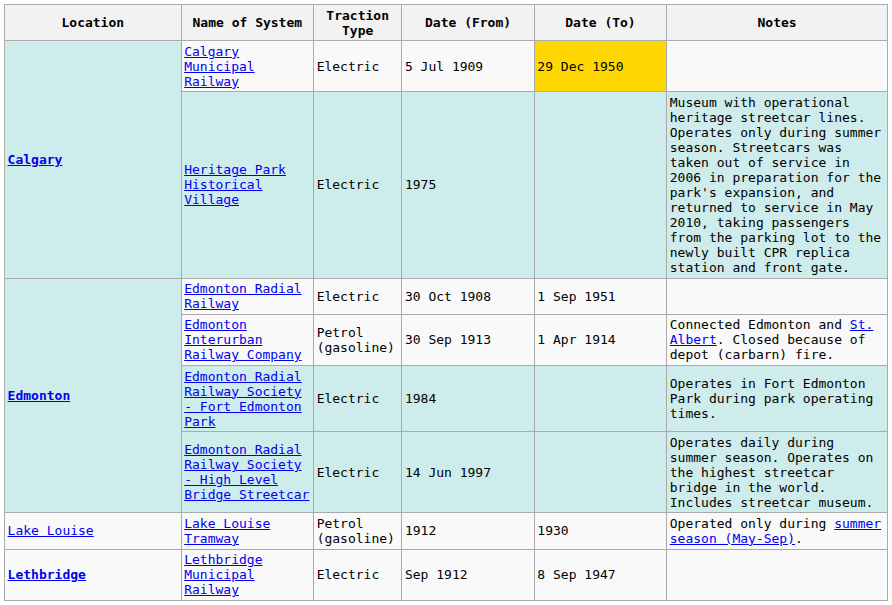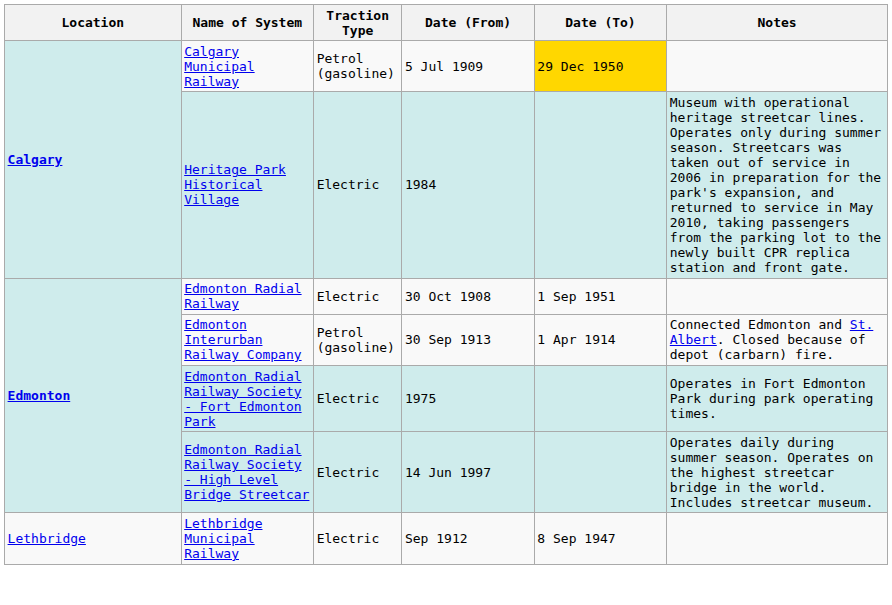(348, 66) Electric -> (356, 66) Petrol (gasoline)
(421, 185) 1975 -> (421, 185) 1984
(421, 399) 1984 -> (421, 399) 1975
- row: (227, 531)
(47, 575) bold -> (47, 538) normal
